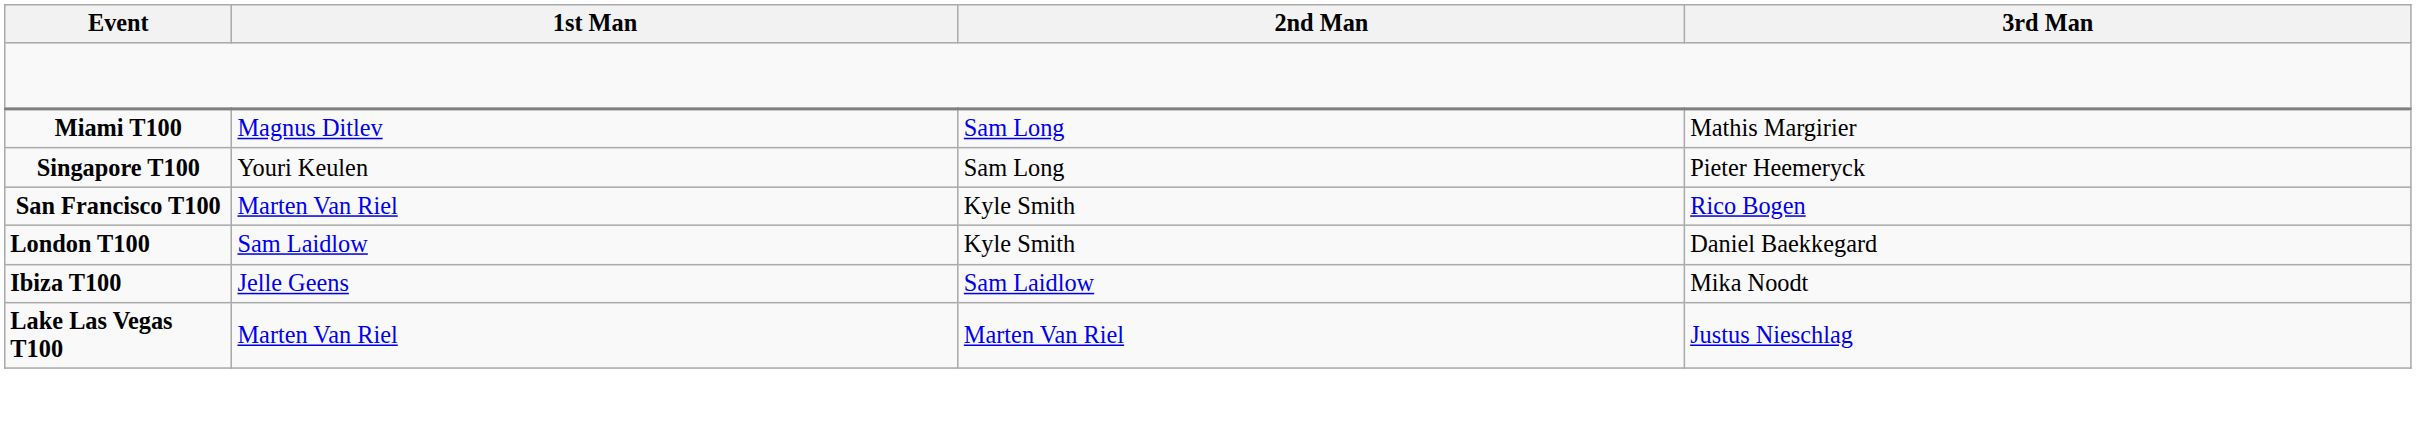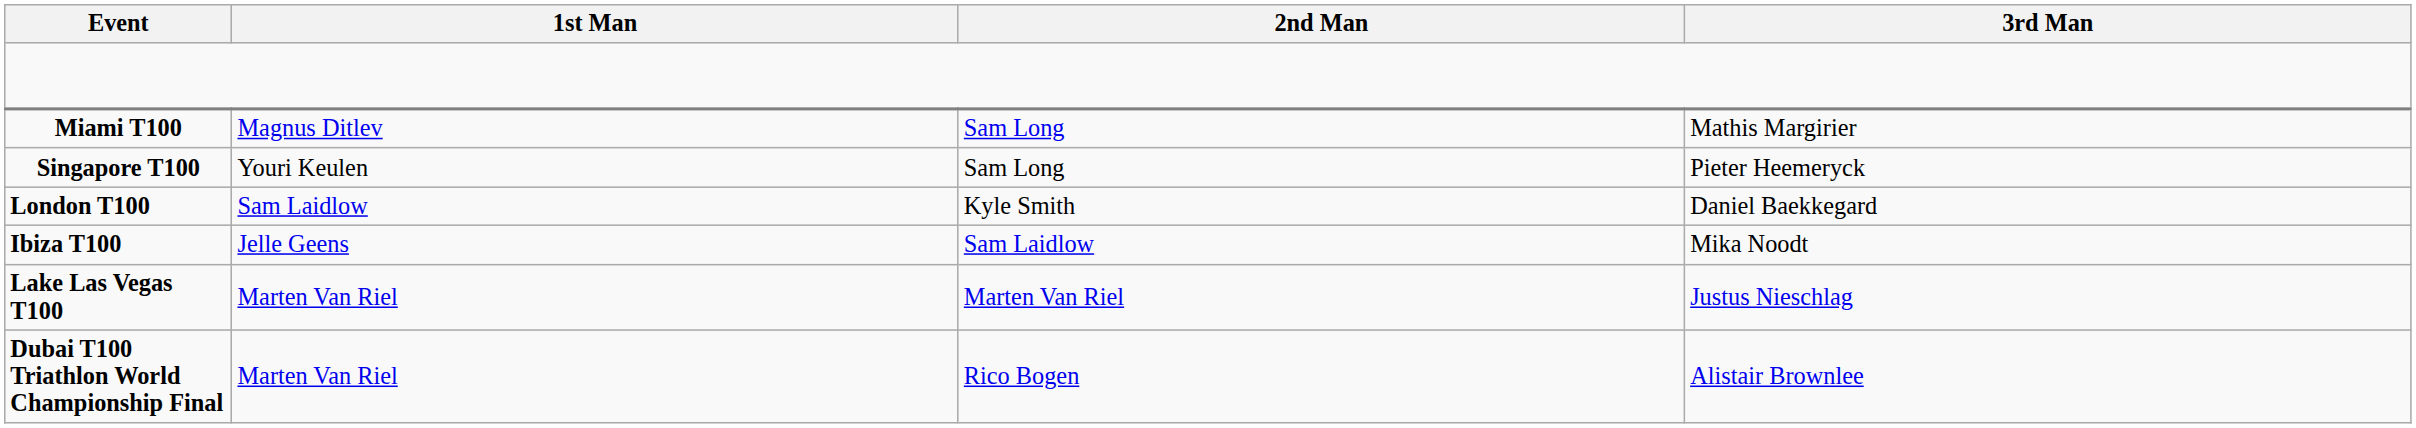- row: (118, 205)
+ row: (117, 376)
